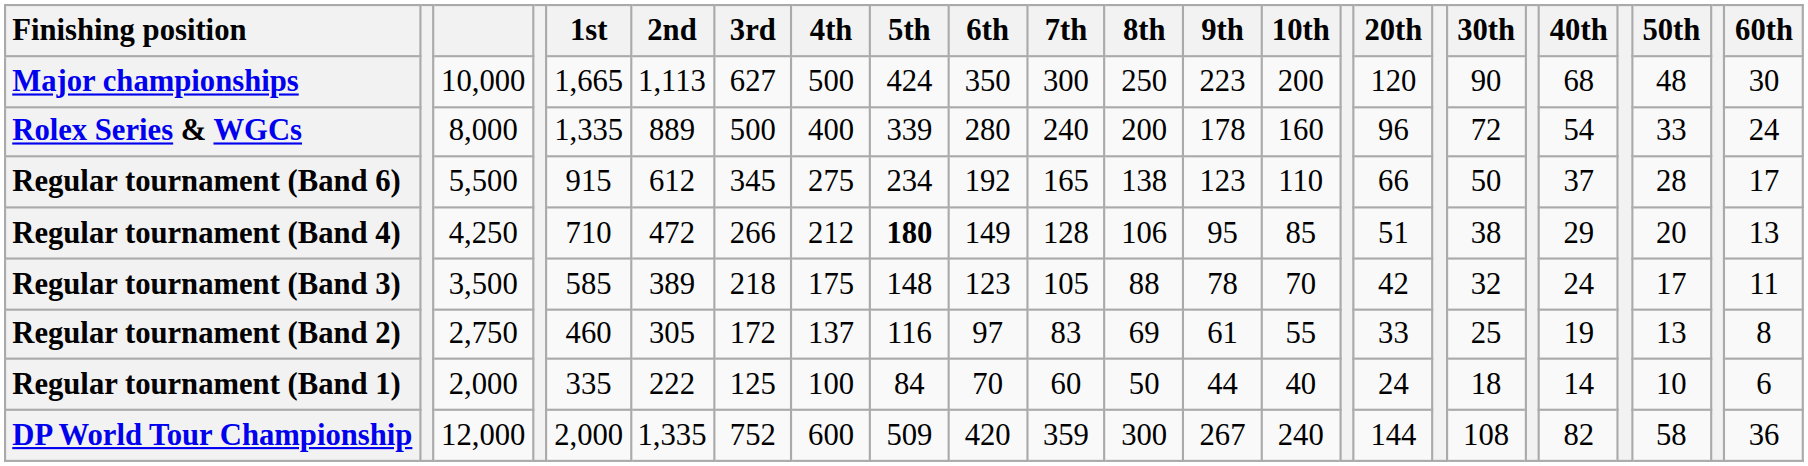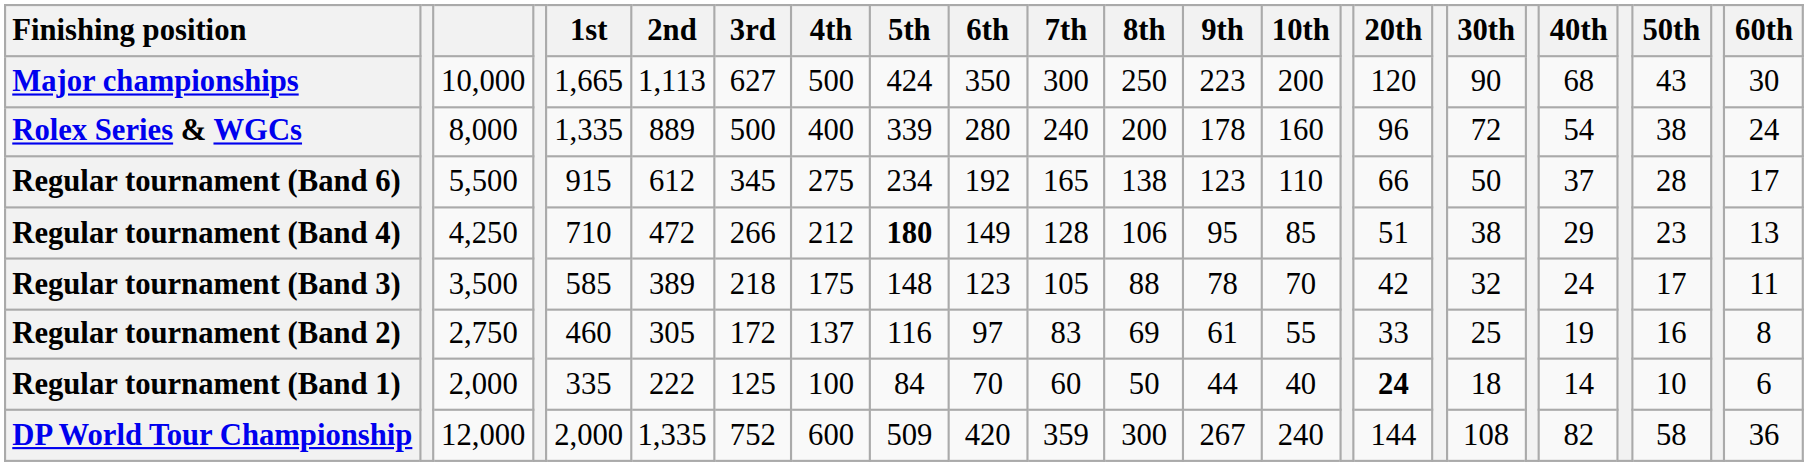(1671, 80) 48 -> (1671, 80) 43
(1671, 131) 33 -> (1671, 131) 38
(1671, 232) 20 -> (1671, 232) 23
(1671, 333) 13 -> (1671, 333) 16
(1393, 384) normal -> (1393, 384) bold
